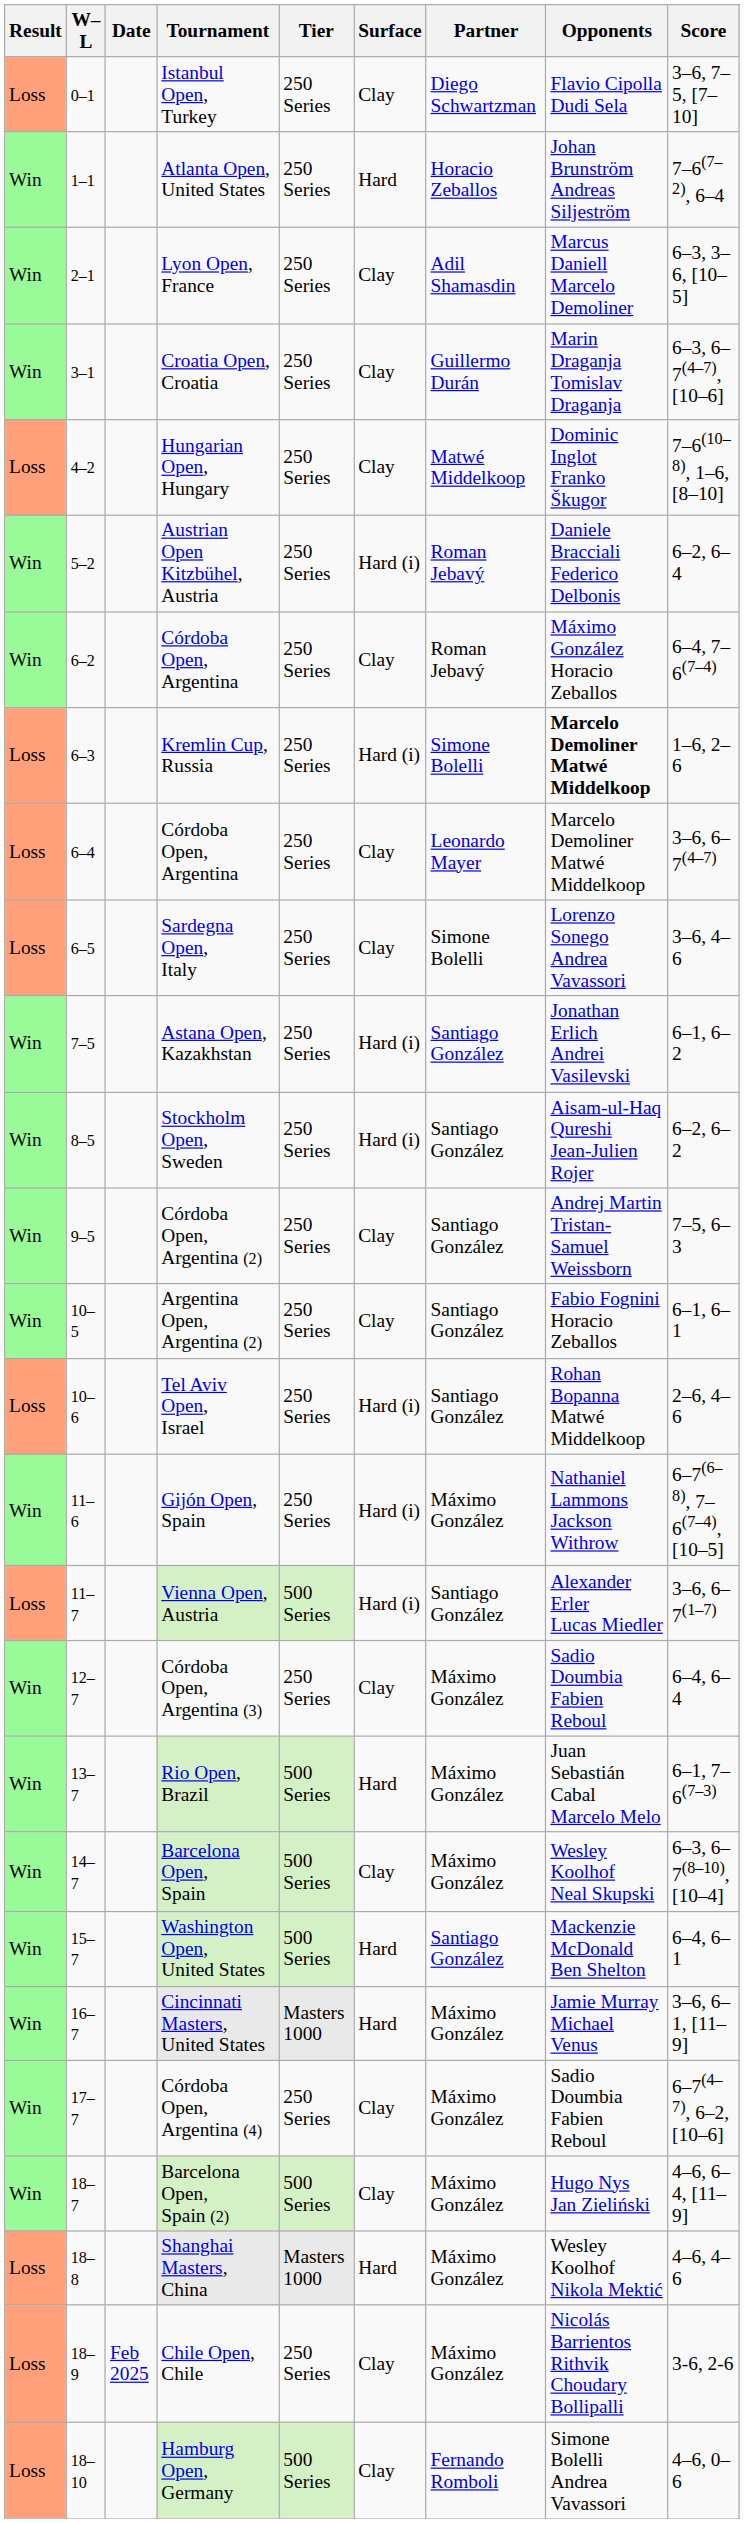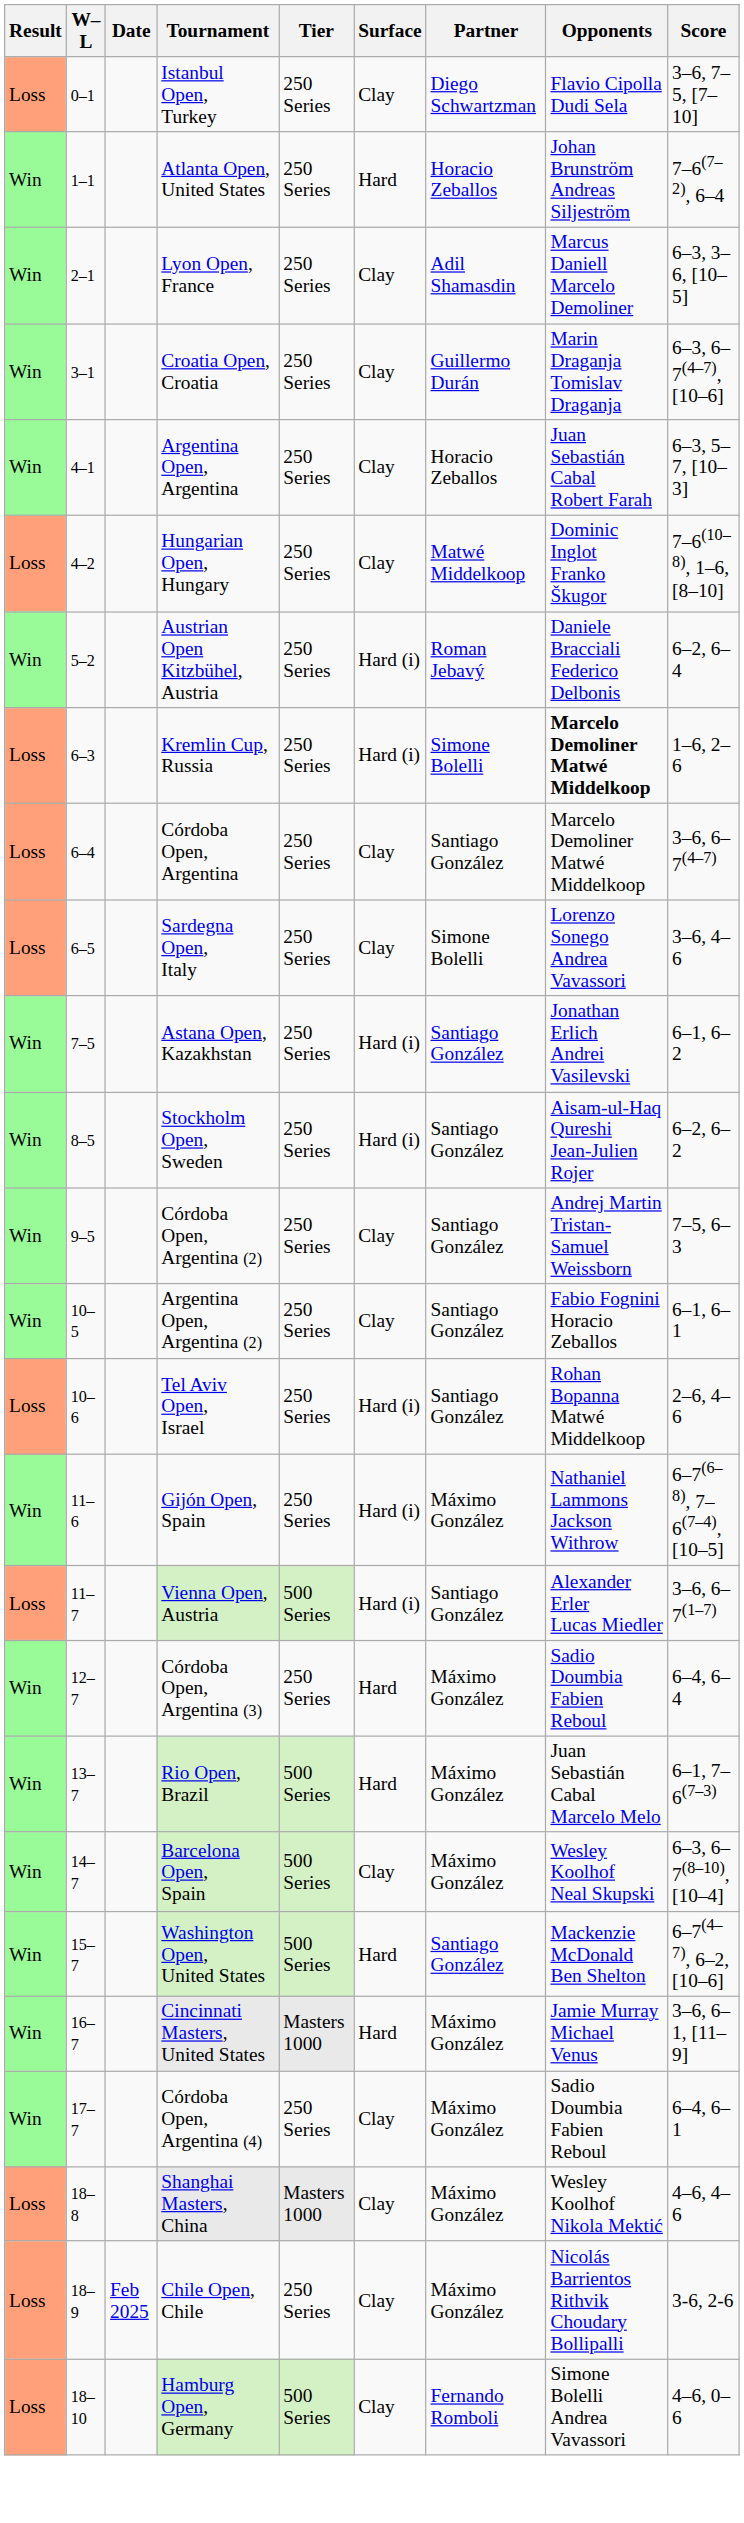+ row: (83, 468)
- row: (83, 660)
(468, 851) Leonardo Mayer -> (467, 851) Santiago González
(376, 1688) Clay -> (378, 1688) Hard
(701, 1948) 6–4, 6–1 -> (701, 1954) 6–7(4–7), 6–2, [10–6]
(701, 2108) 6–7(4–7), 6–2, [10–6] -> (701, 2118) 6–4, 6–1
- row: (83, 2194)
(378, 2267) Hard -> (376, 2203) Clay
